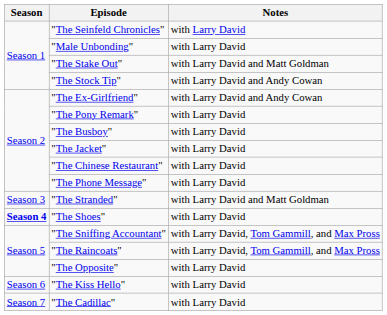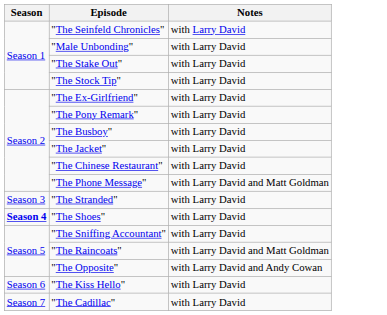(250, 64) with Larry David and Matt Goldman -> (208, 64) with Larry David
(247, 81) with Larry David and Andy Cowan -> (208, 81) with Larry David
(247, 98) with Larry David and Andy Cowan -> (208, 98) with Larry David
(208, 183) with Larry David -> (250, 183) with Larry David and Matt Goldman
(250, 200) with Larry David and Matt Goldman -> (208, 200) with Larry David
(275, 234) with Larry David, Tom Gammill, and Max Pross -> (208, 234) with Larry David
(275, 251) with Larry David, Tom Gammill, and Max Pross -> (250, 251) with Larry David and Matt Goldman
(208, 268) with Larry David -> (247, 268) with Larry David and Andy Cowan
